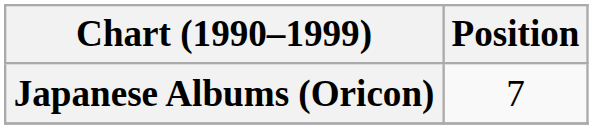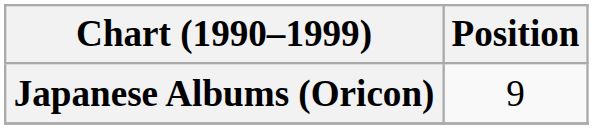(515, 92) 7 -> (515, 92) 9
